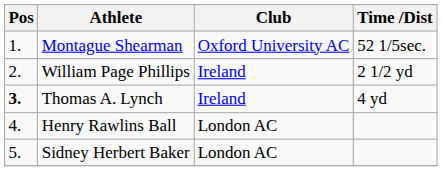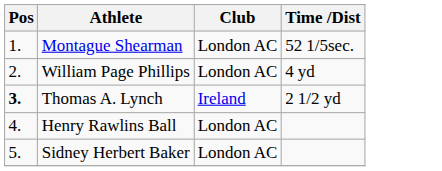(274, 44) Oxford University AC -> (238, 44) London AC
(222, 71) Ireland -> (238, 71) London AC
(385, 71) 2 1/2 yd -> (300, 71) 4 yd
(372, 98) 4 yd -> (313, 98) 2 1/2 yd
